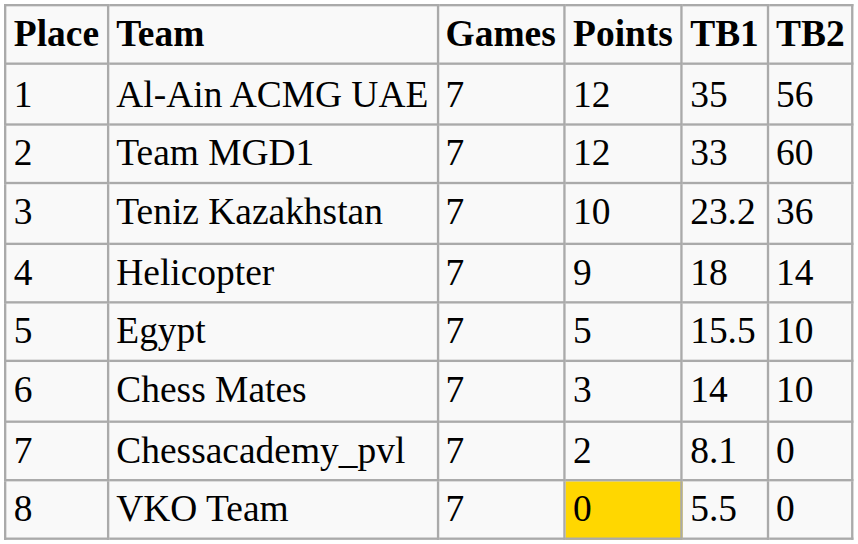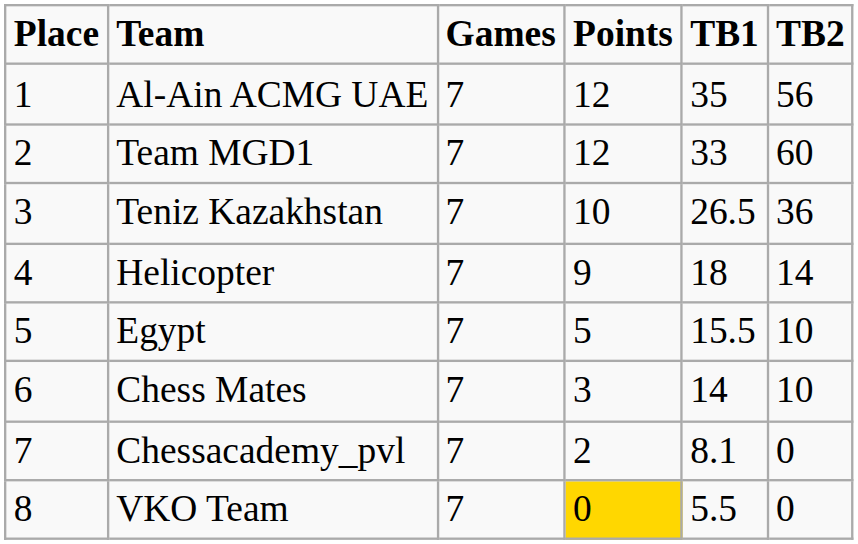(723, 212) 23.2 -> (723, 212) 26.5
